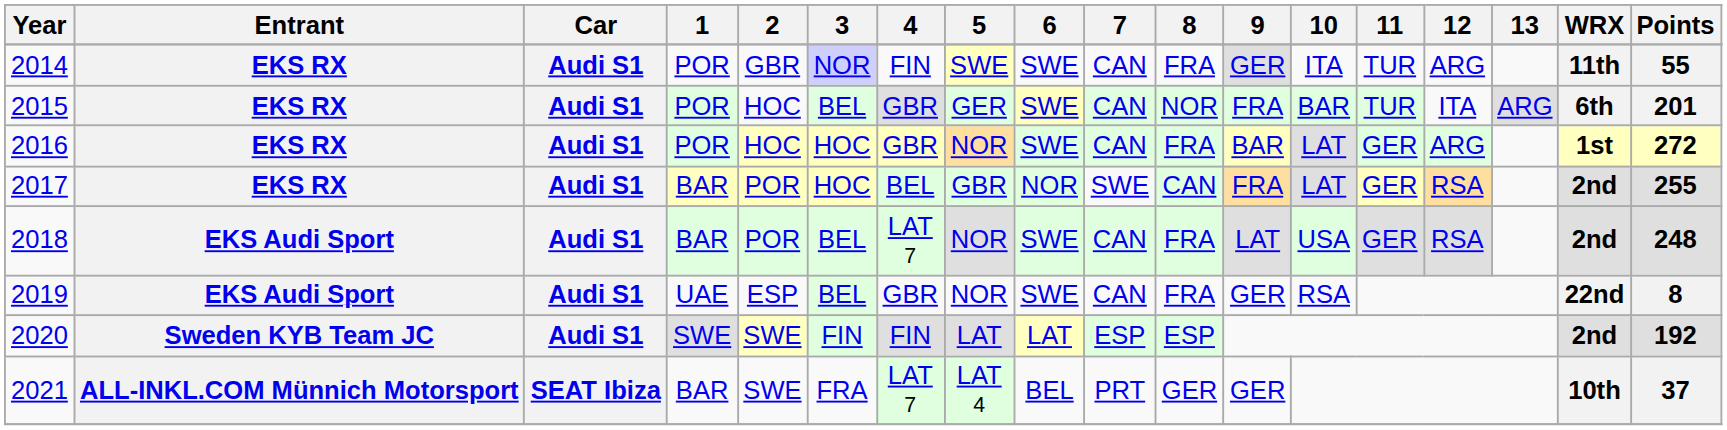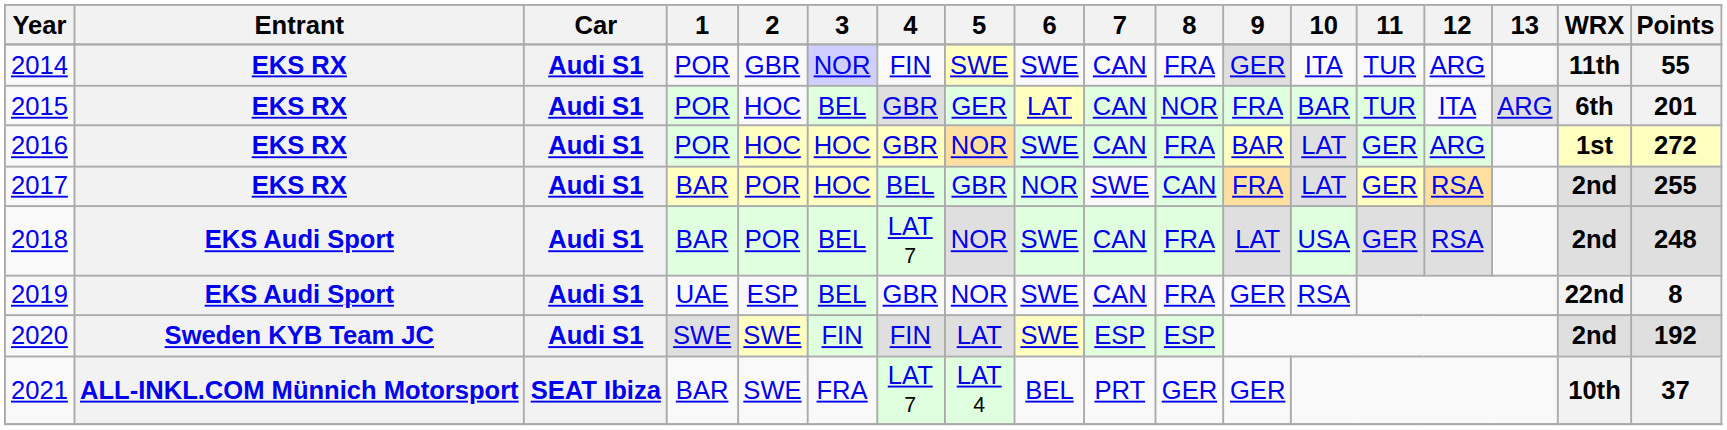(1050, 105) SWE -> (1050, 105) LAT
(1050, 335) LAT -> (1050, 335) SWE
